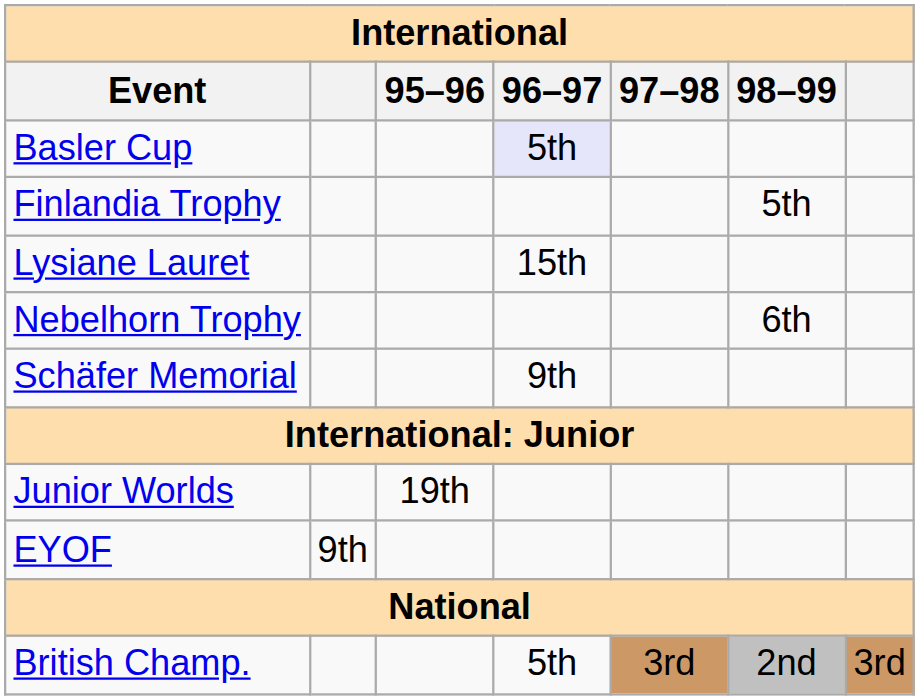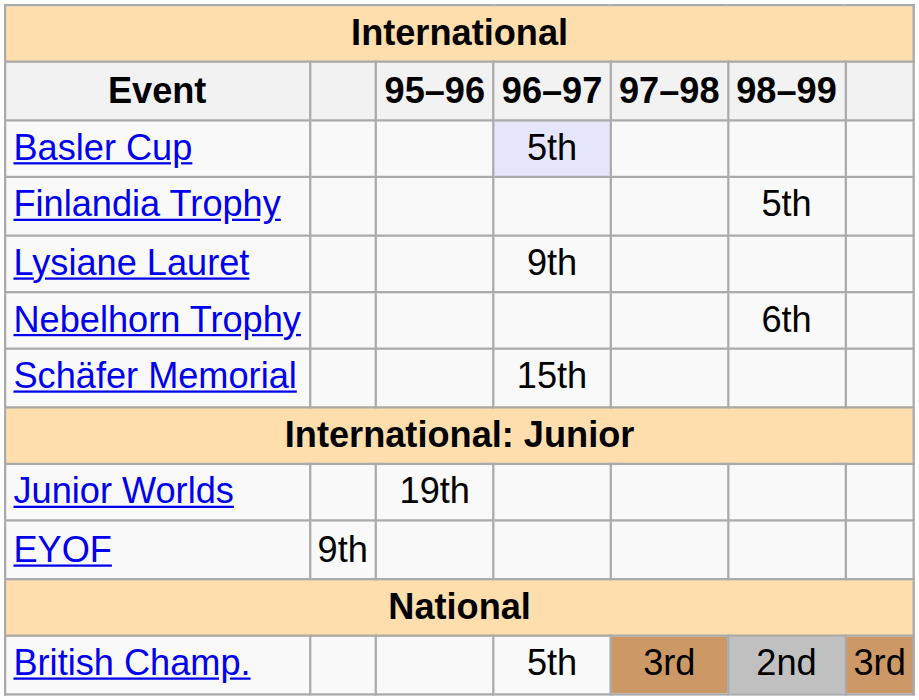(552, 262) 15th -> (552, 262) 9th
(552, 377) 9th -> (552, 377) 15th
